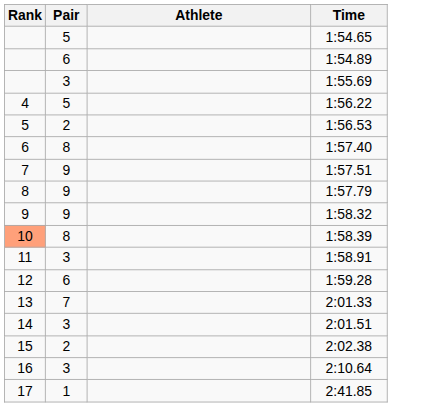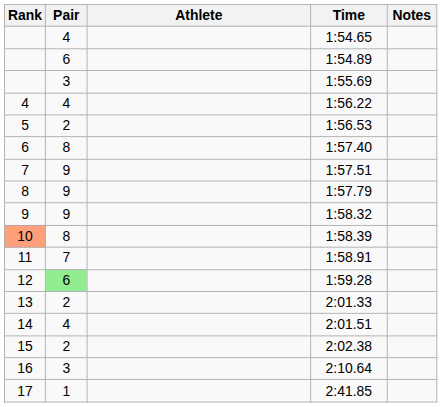+ column: (412, 15)
(66, 37) 5 -> (66, 37) 4
(66, 103) 5 -> (66, 103) 4
(66, 258) 3 -> (66, 258) 7
(66, 280) no background -> (66, 280) lightgreen background
(66, 302) 7 -> (66, 302) 2
(66, 324) 3 -> (66, 324) 4
